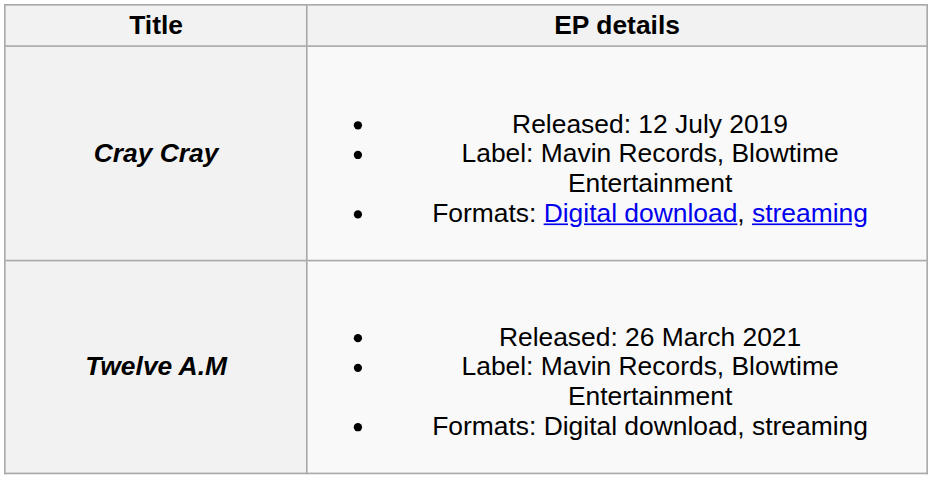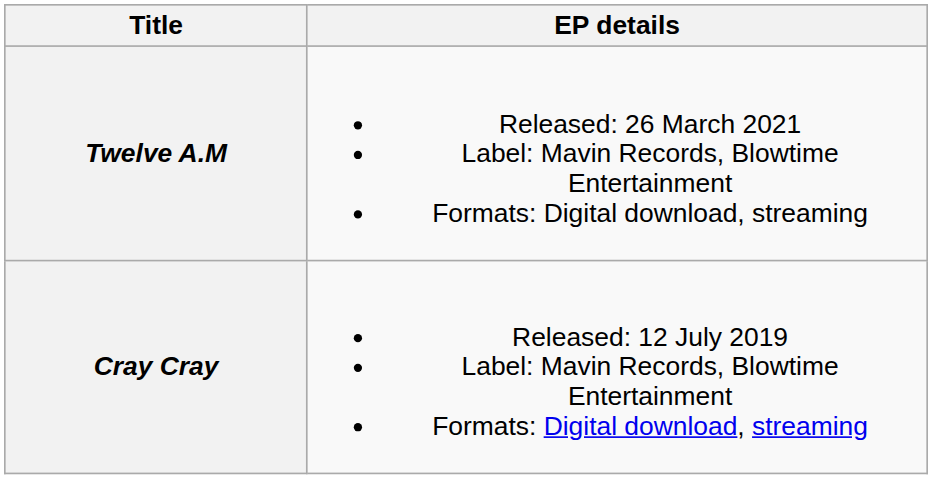rows swapped: (156, 153) <-> (156, 366)
